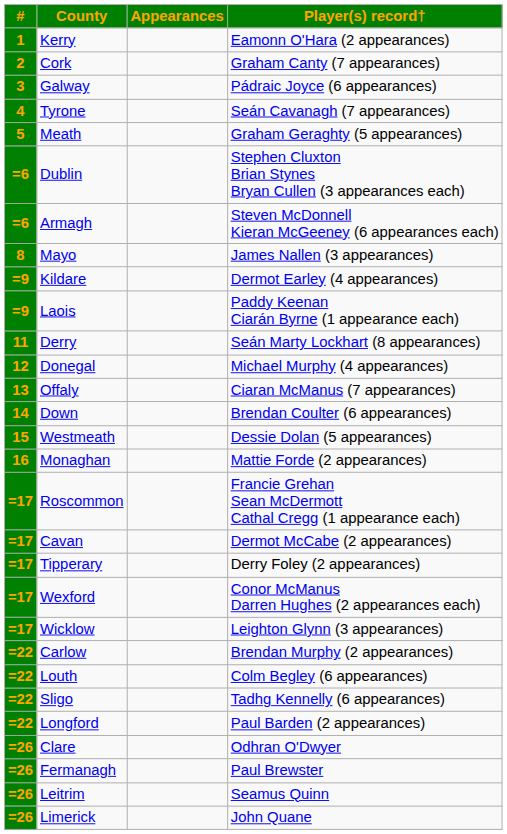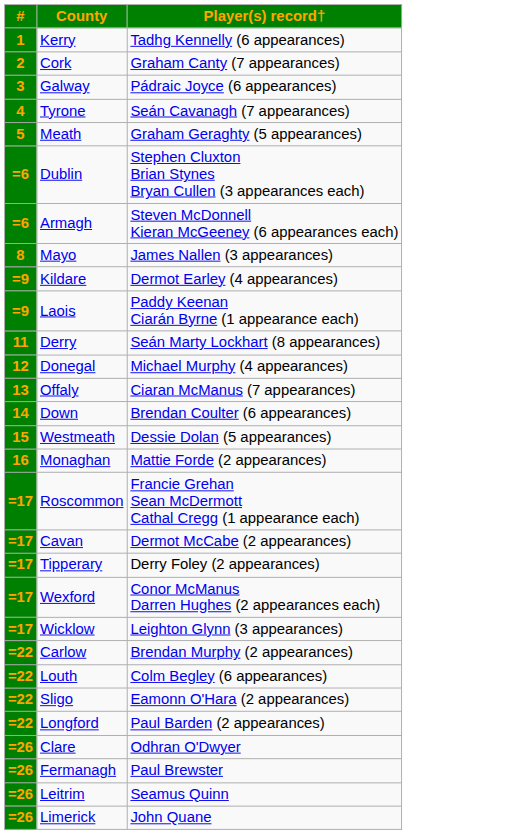- column: (177, 16)
(340, 39) Eamonn O'Hara (2 appearances) -> (238, 39) Tadhg Kennelly (6 appearances)
(338, 699) Tadhg Kennelly (6 appearances) -> (240, 699) Eamonn O'Hara (2 appearances)
